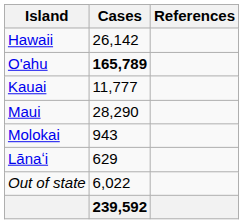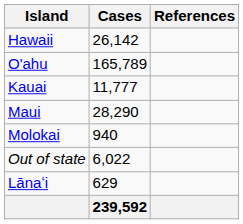(120, 64) bold -> (120, 64) normal
(105, 135) 943 -> (105, 135) 940
rows swapped: (28, 159) <-> (47, 183)
